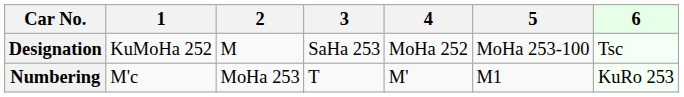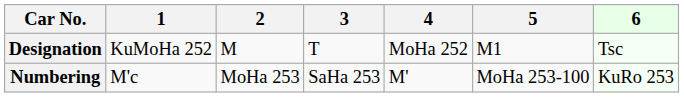(344, 48) SaHa 253 -> (314, 48) T
(533, 48) MoHa 253-100 -> (489, 48) M1
(314, 77) T -> (344, 77) SaHa 253
(489, 77) M1 -> (533, 77) MoHa 253-100
